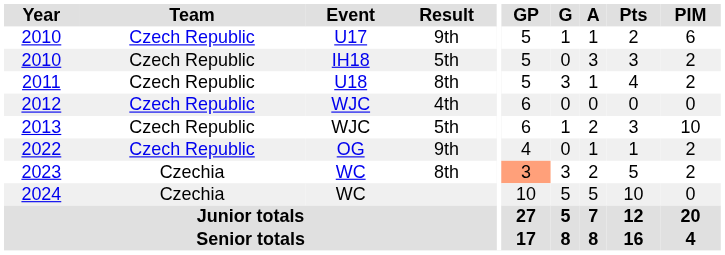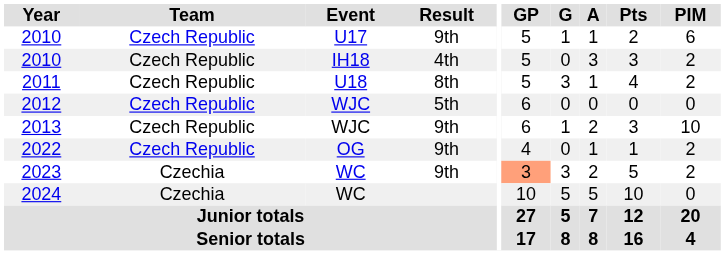(447, 59) 5th -> (447, 59) 4th
(447, 104) 4th -> (447, 104) 5th
(447, 127) 5th -> (447, 127) 9th
(447, 171) 8th -> (447, 171) 9th
